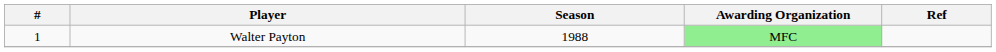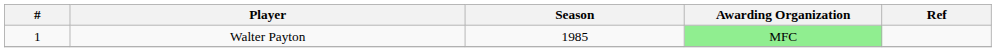(575, 36) 1988 -> (575, 36) 1985
